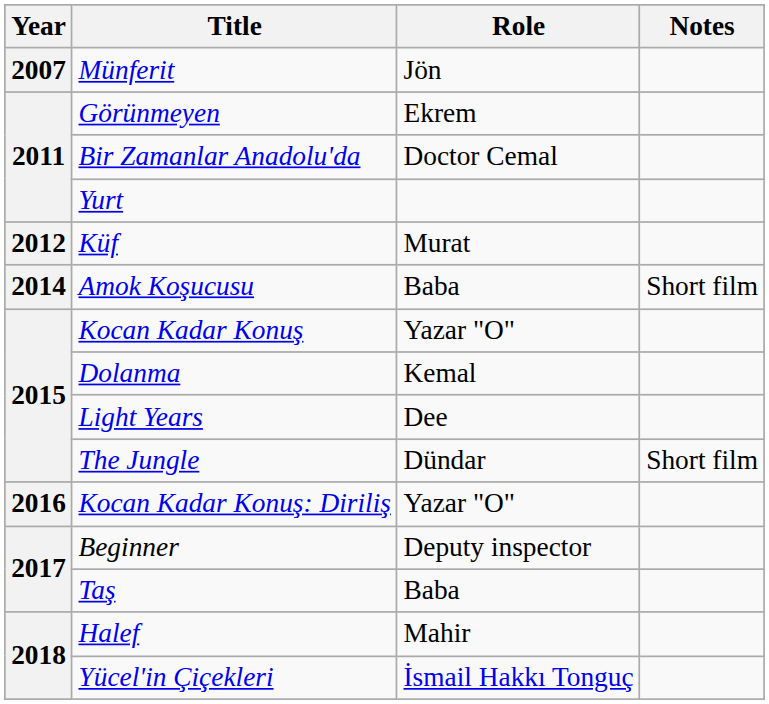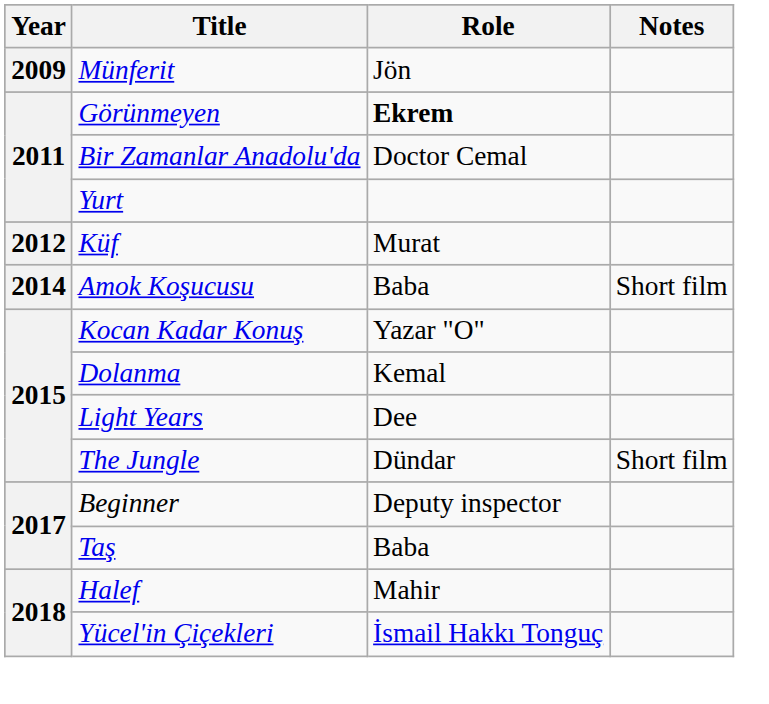(39, 69) 2007 -> (39, 69) 2009
(440, 112) normal -> (413, 112) bold
- row: (235, 503)
